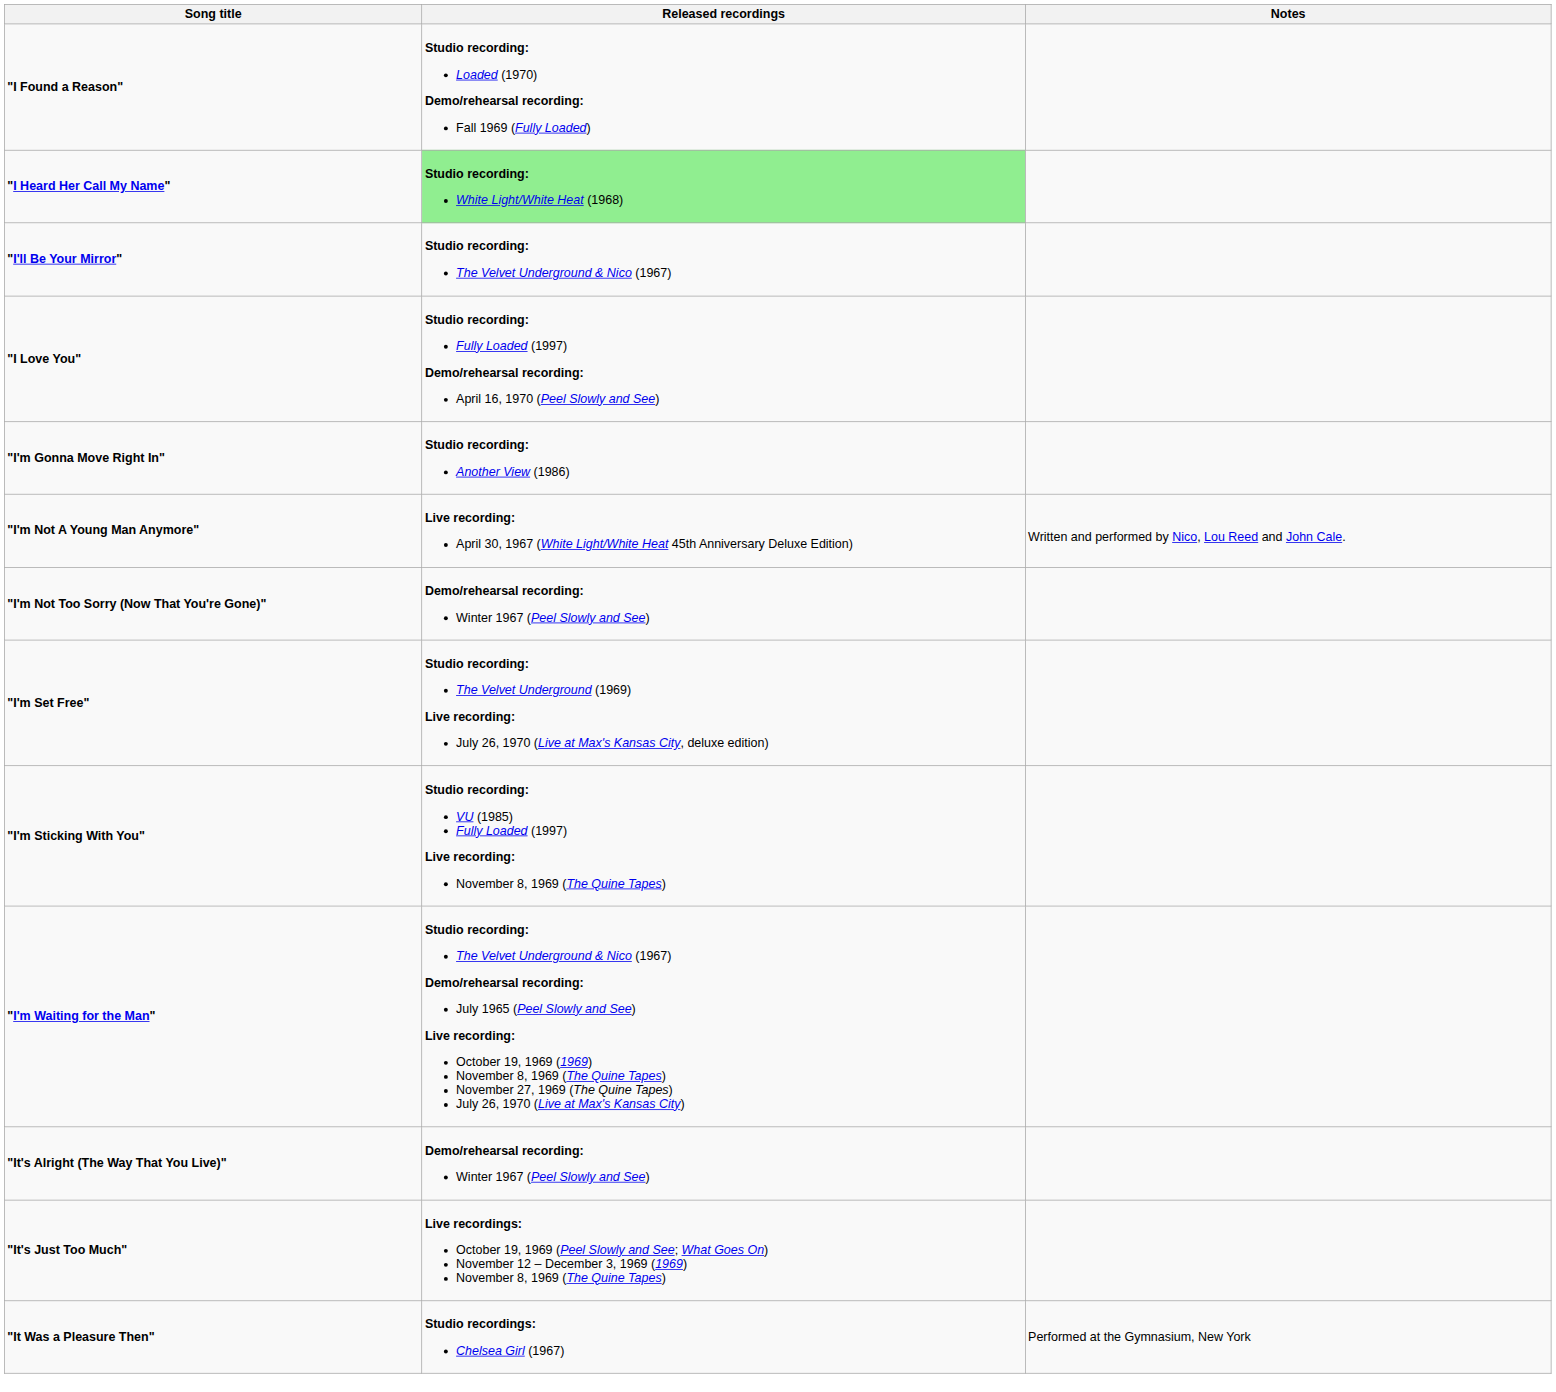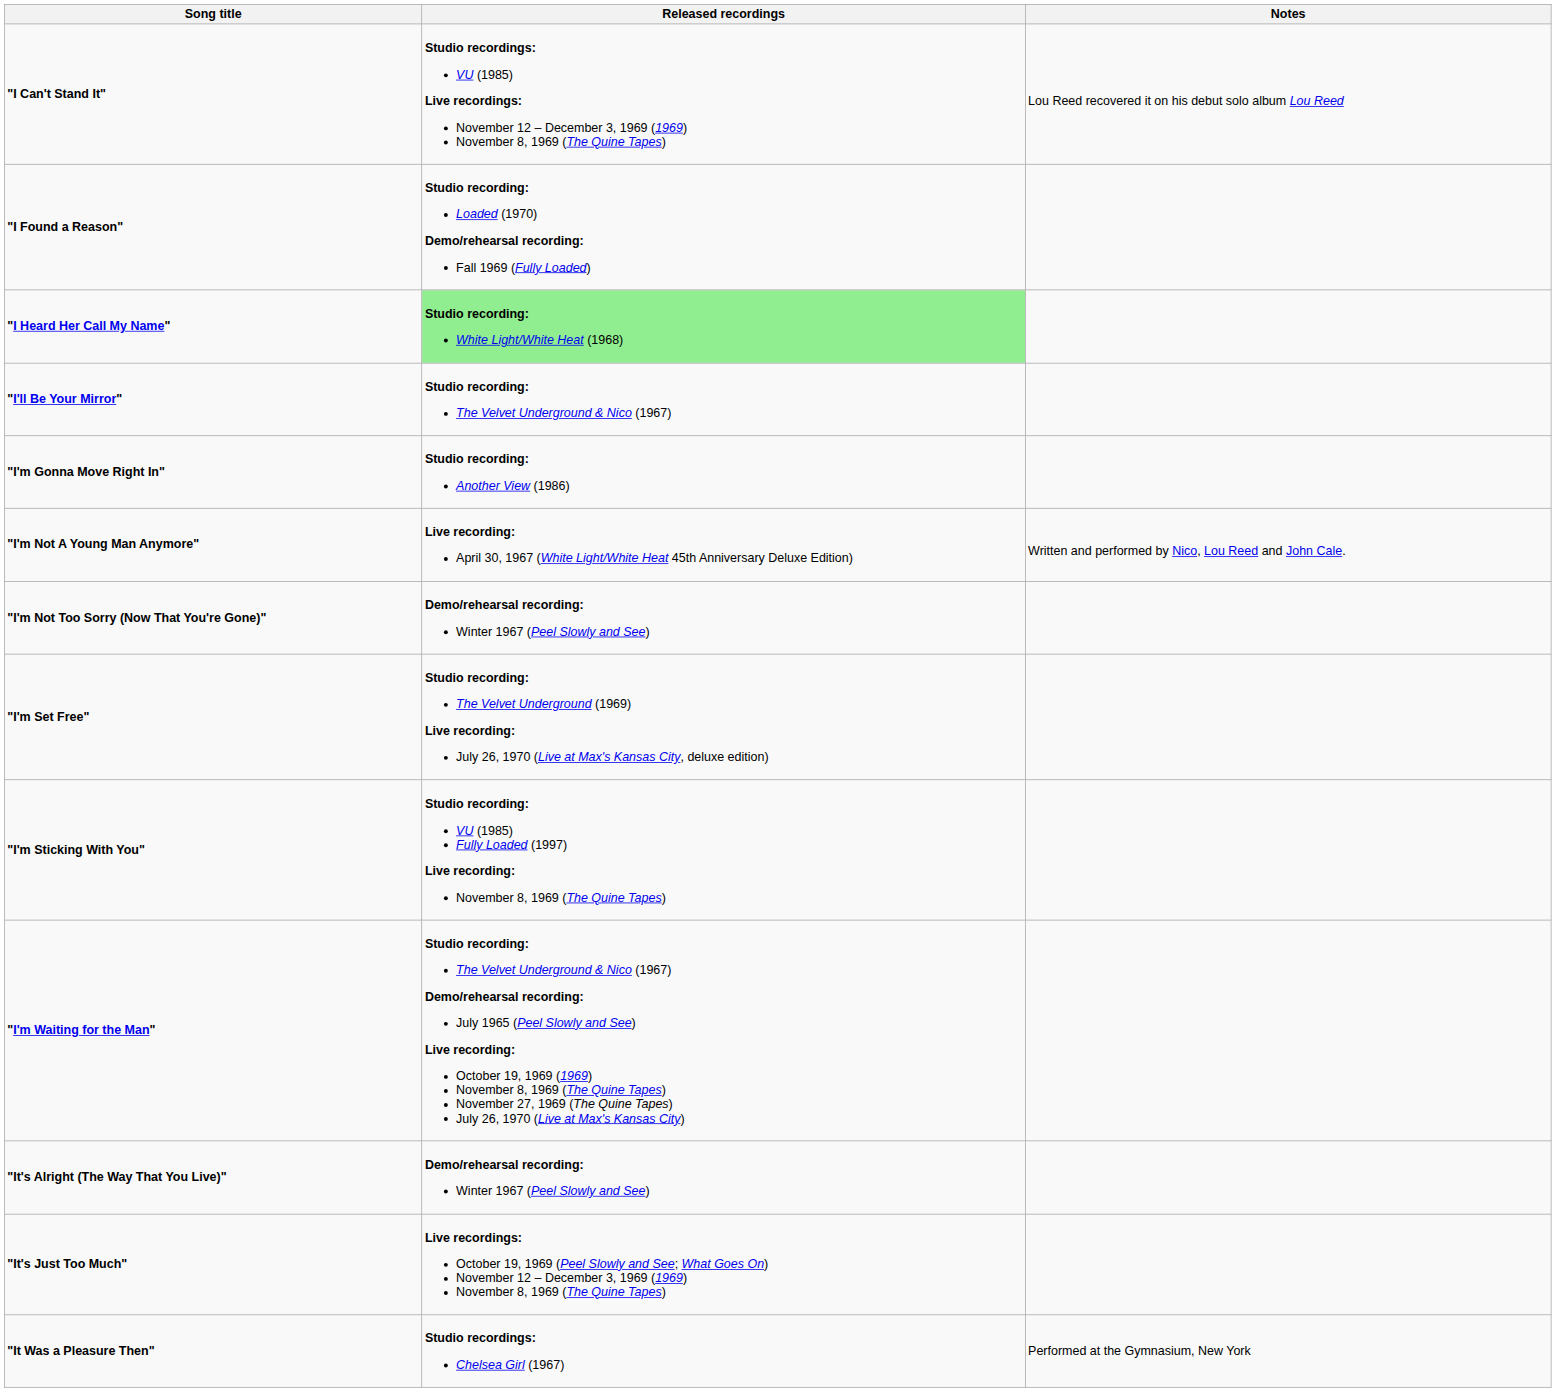+ row: (57, 94)
- row: (44, 358)
